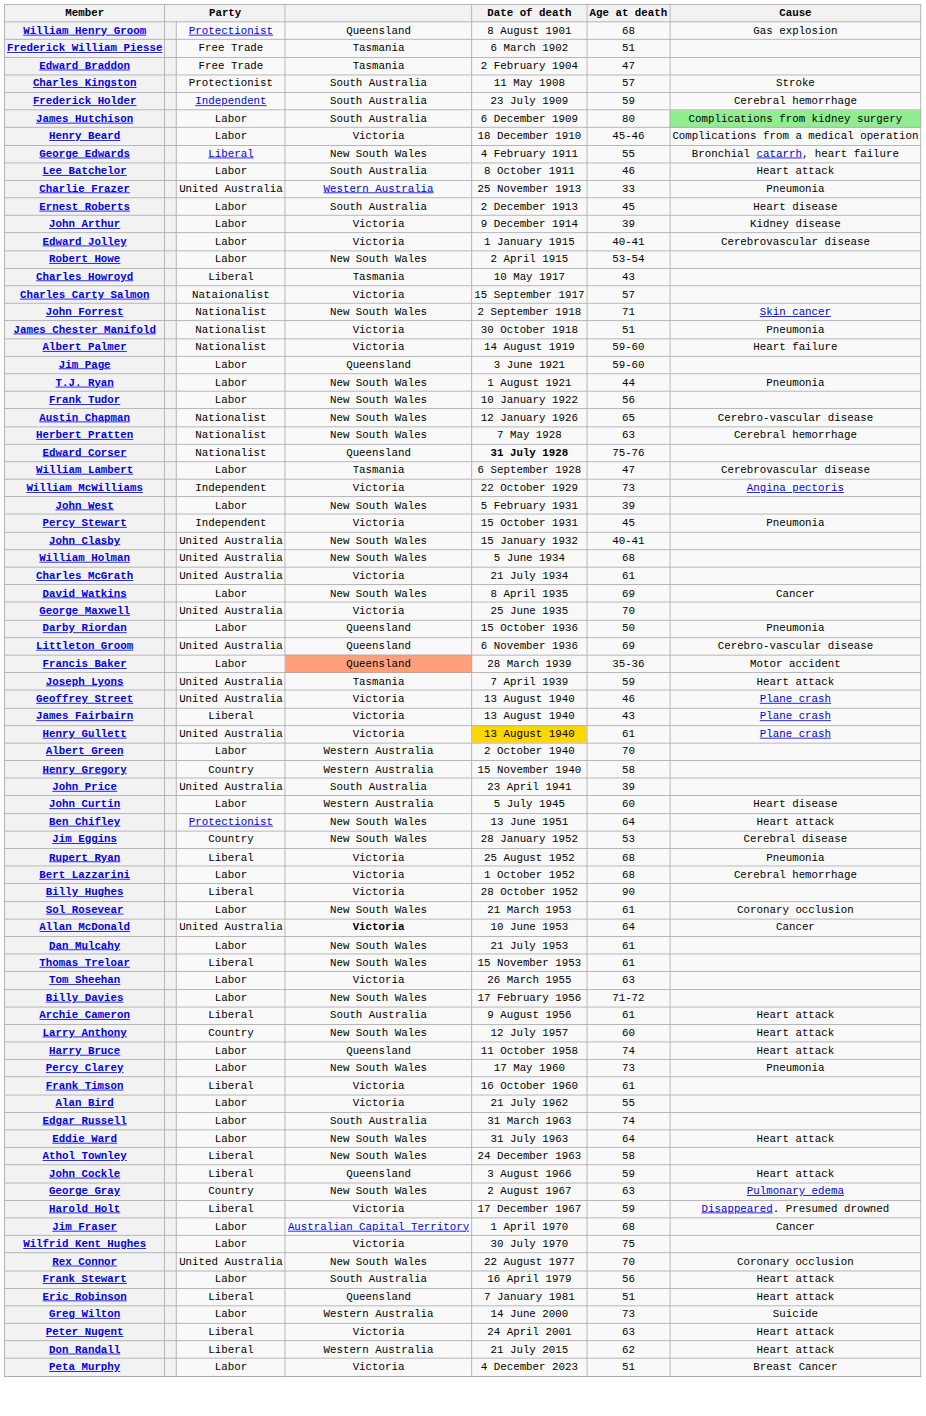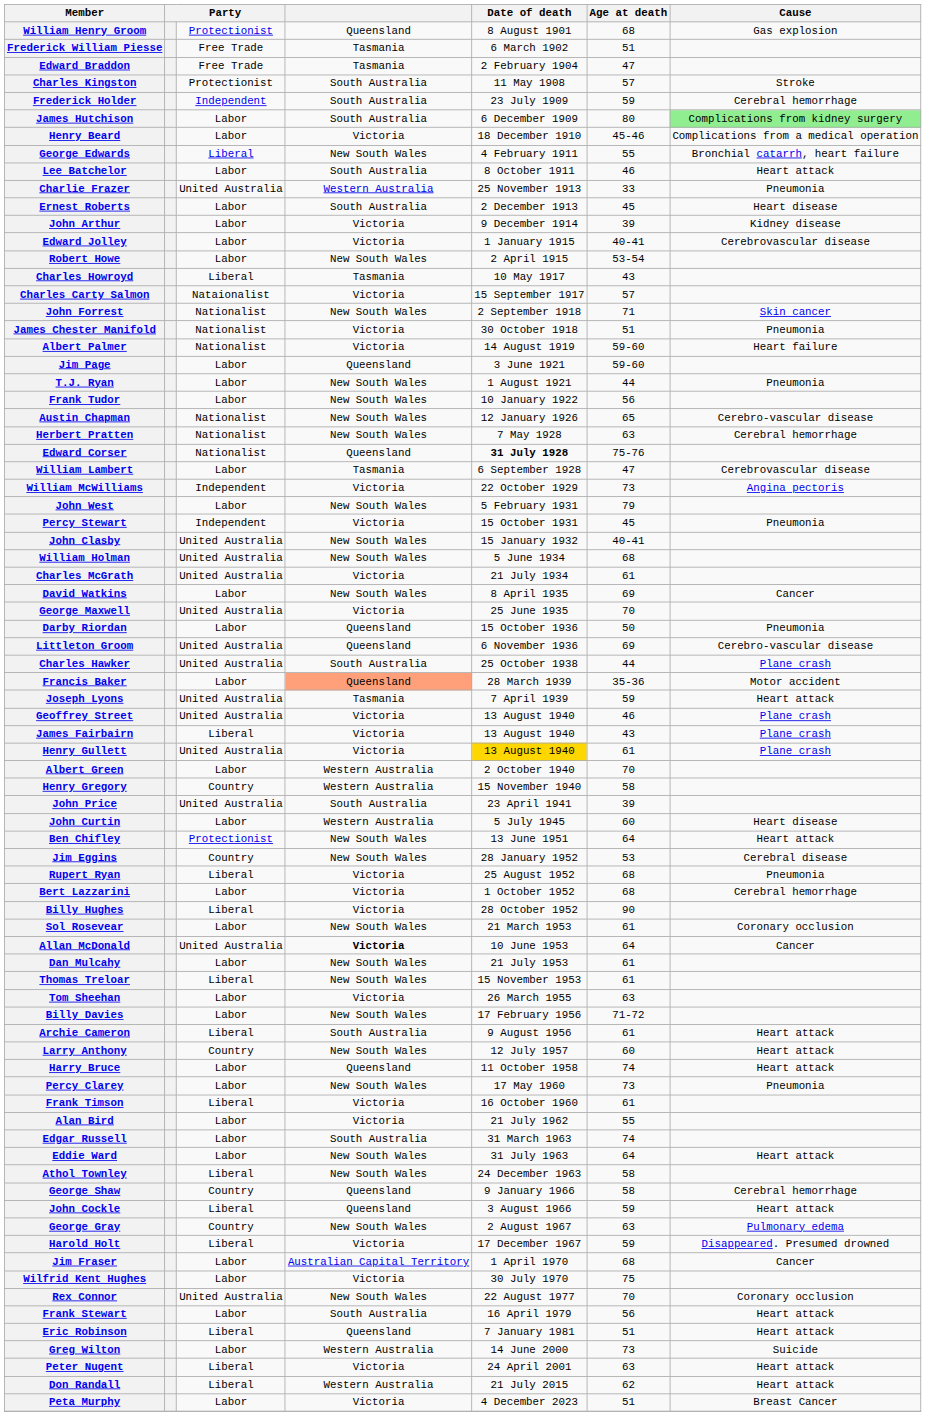(628, 506) 39 -> (628, 506) 79
+ row: (85, 664)
+ row: (85, 1191)
